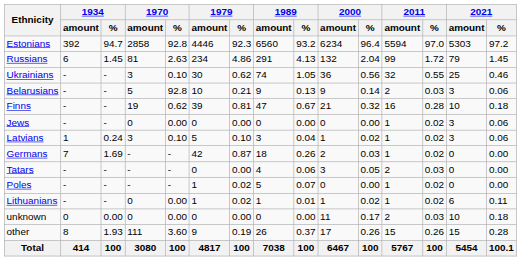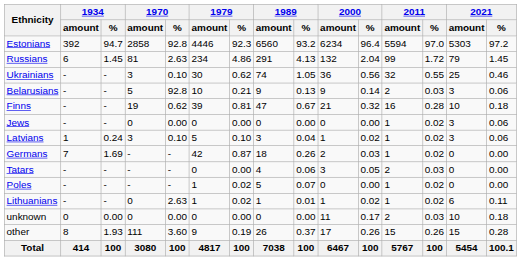(177, 201) 0.00 -> (177, 201) 2.63
